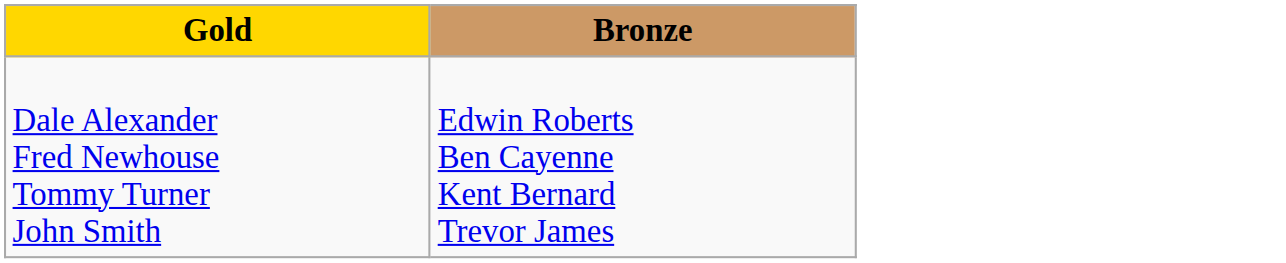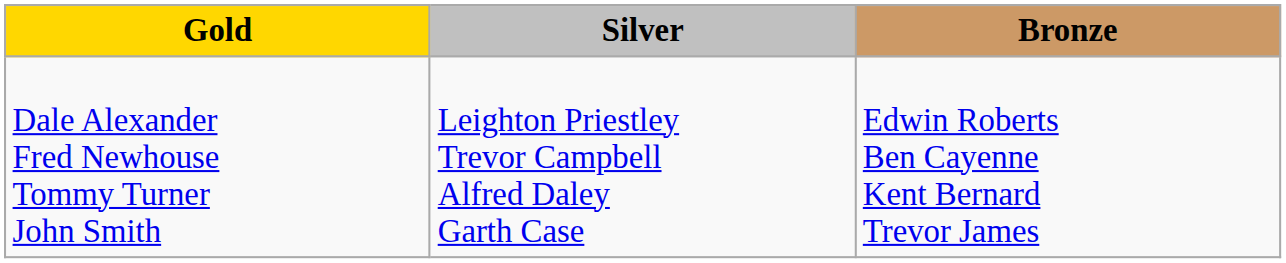+ column: (643, 30)
